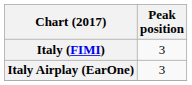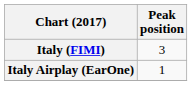(162, 70) 3 -> (162, 70) 1
